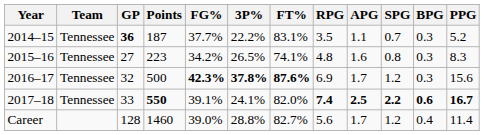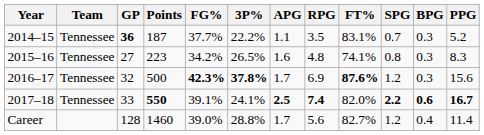columns swapped: (292, 15) <-> (364, 15)
